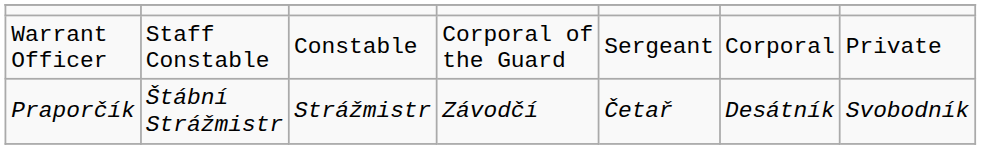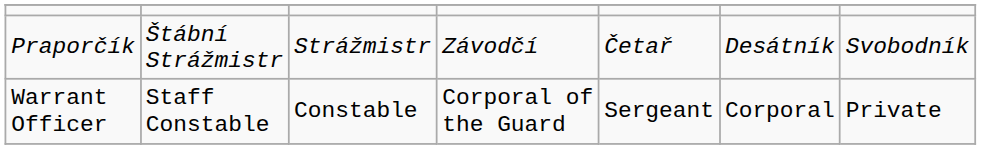rows swapped: (73, 111) <-> (59, 48)
